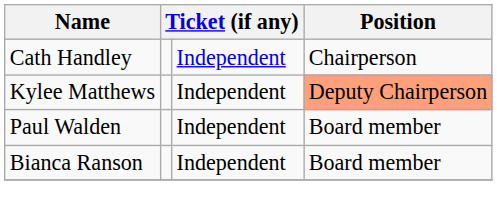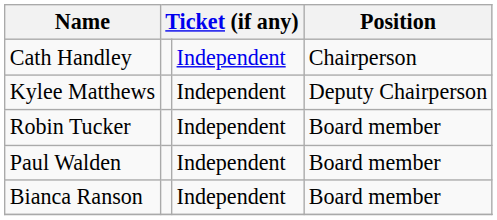(398, 92) lightsalmon background -> (398, 92) no background
+ row: (70, 127)
